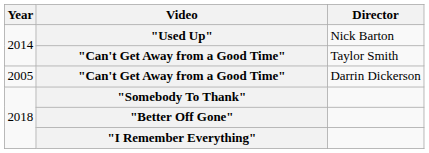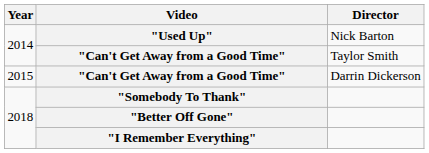(20, 76) 2005 -> (20, 76) 2015
